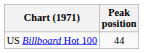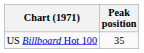(119, 40) 44 -> (119, 40) 35
